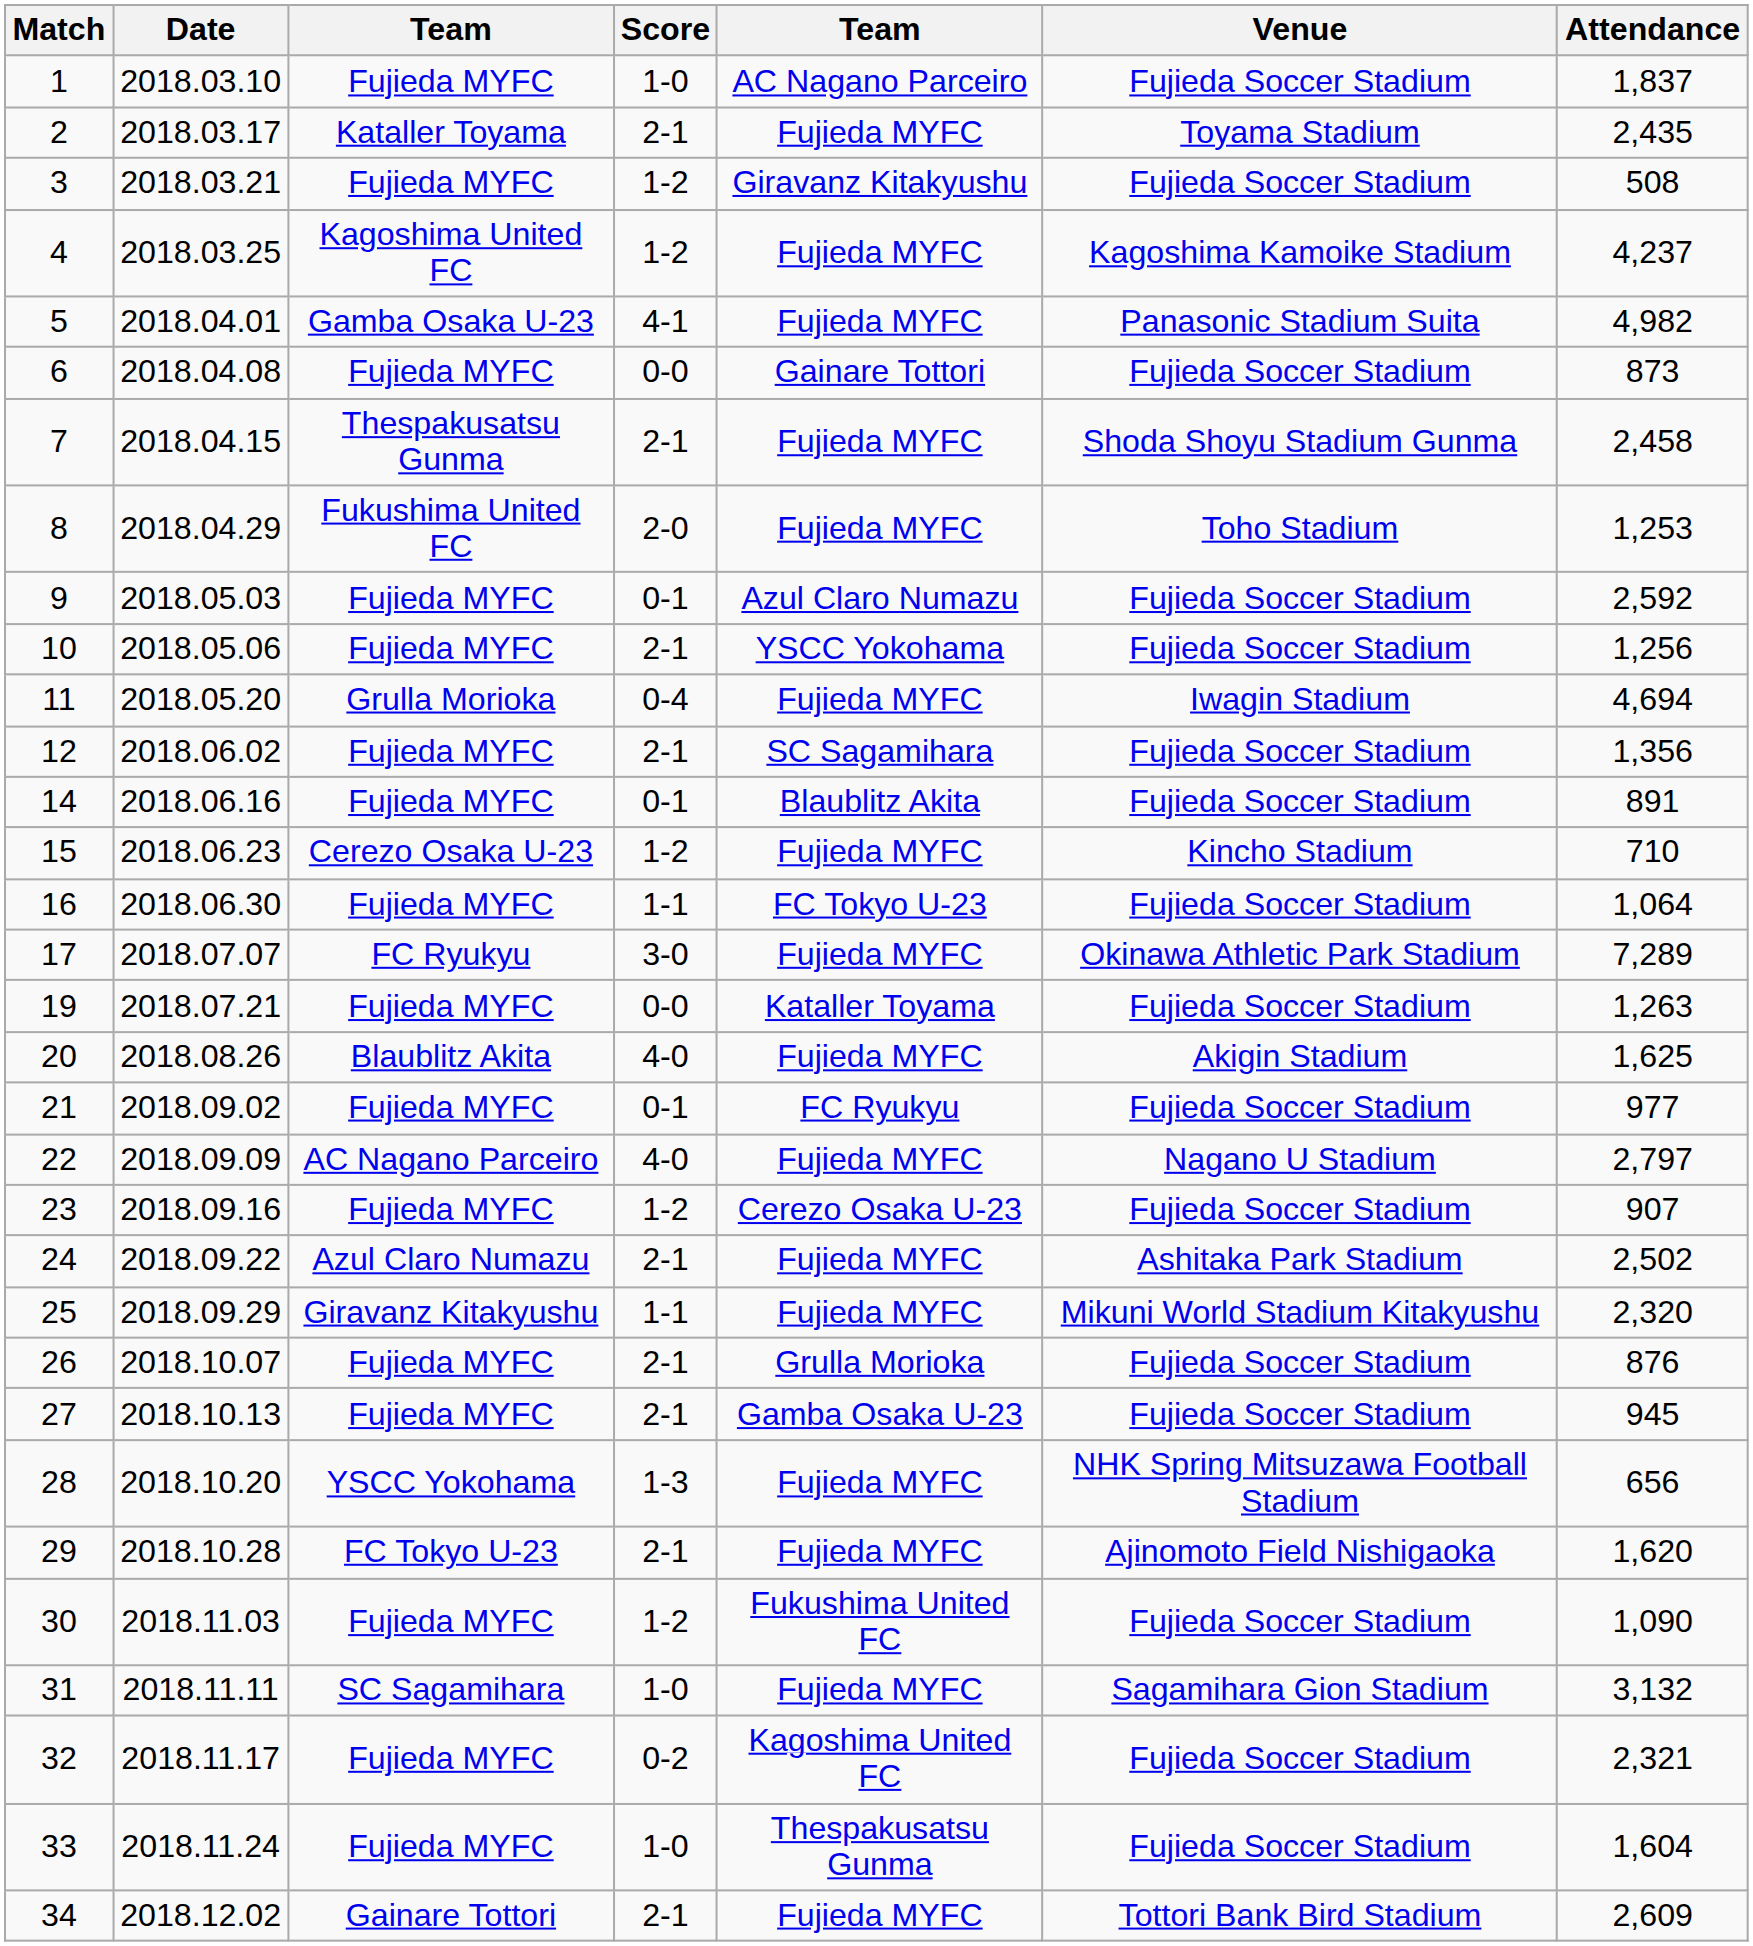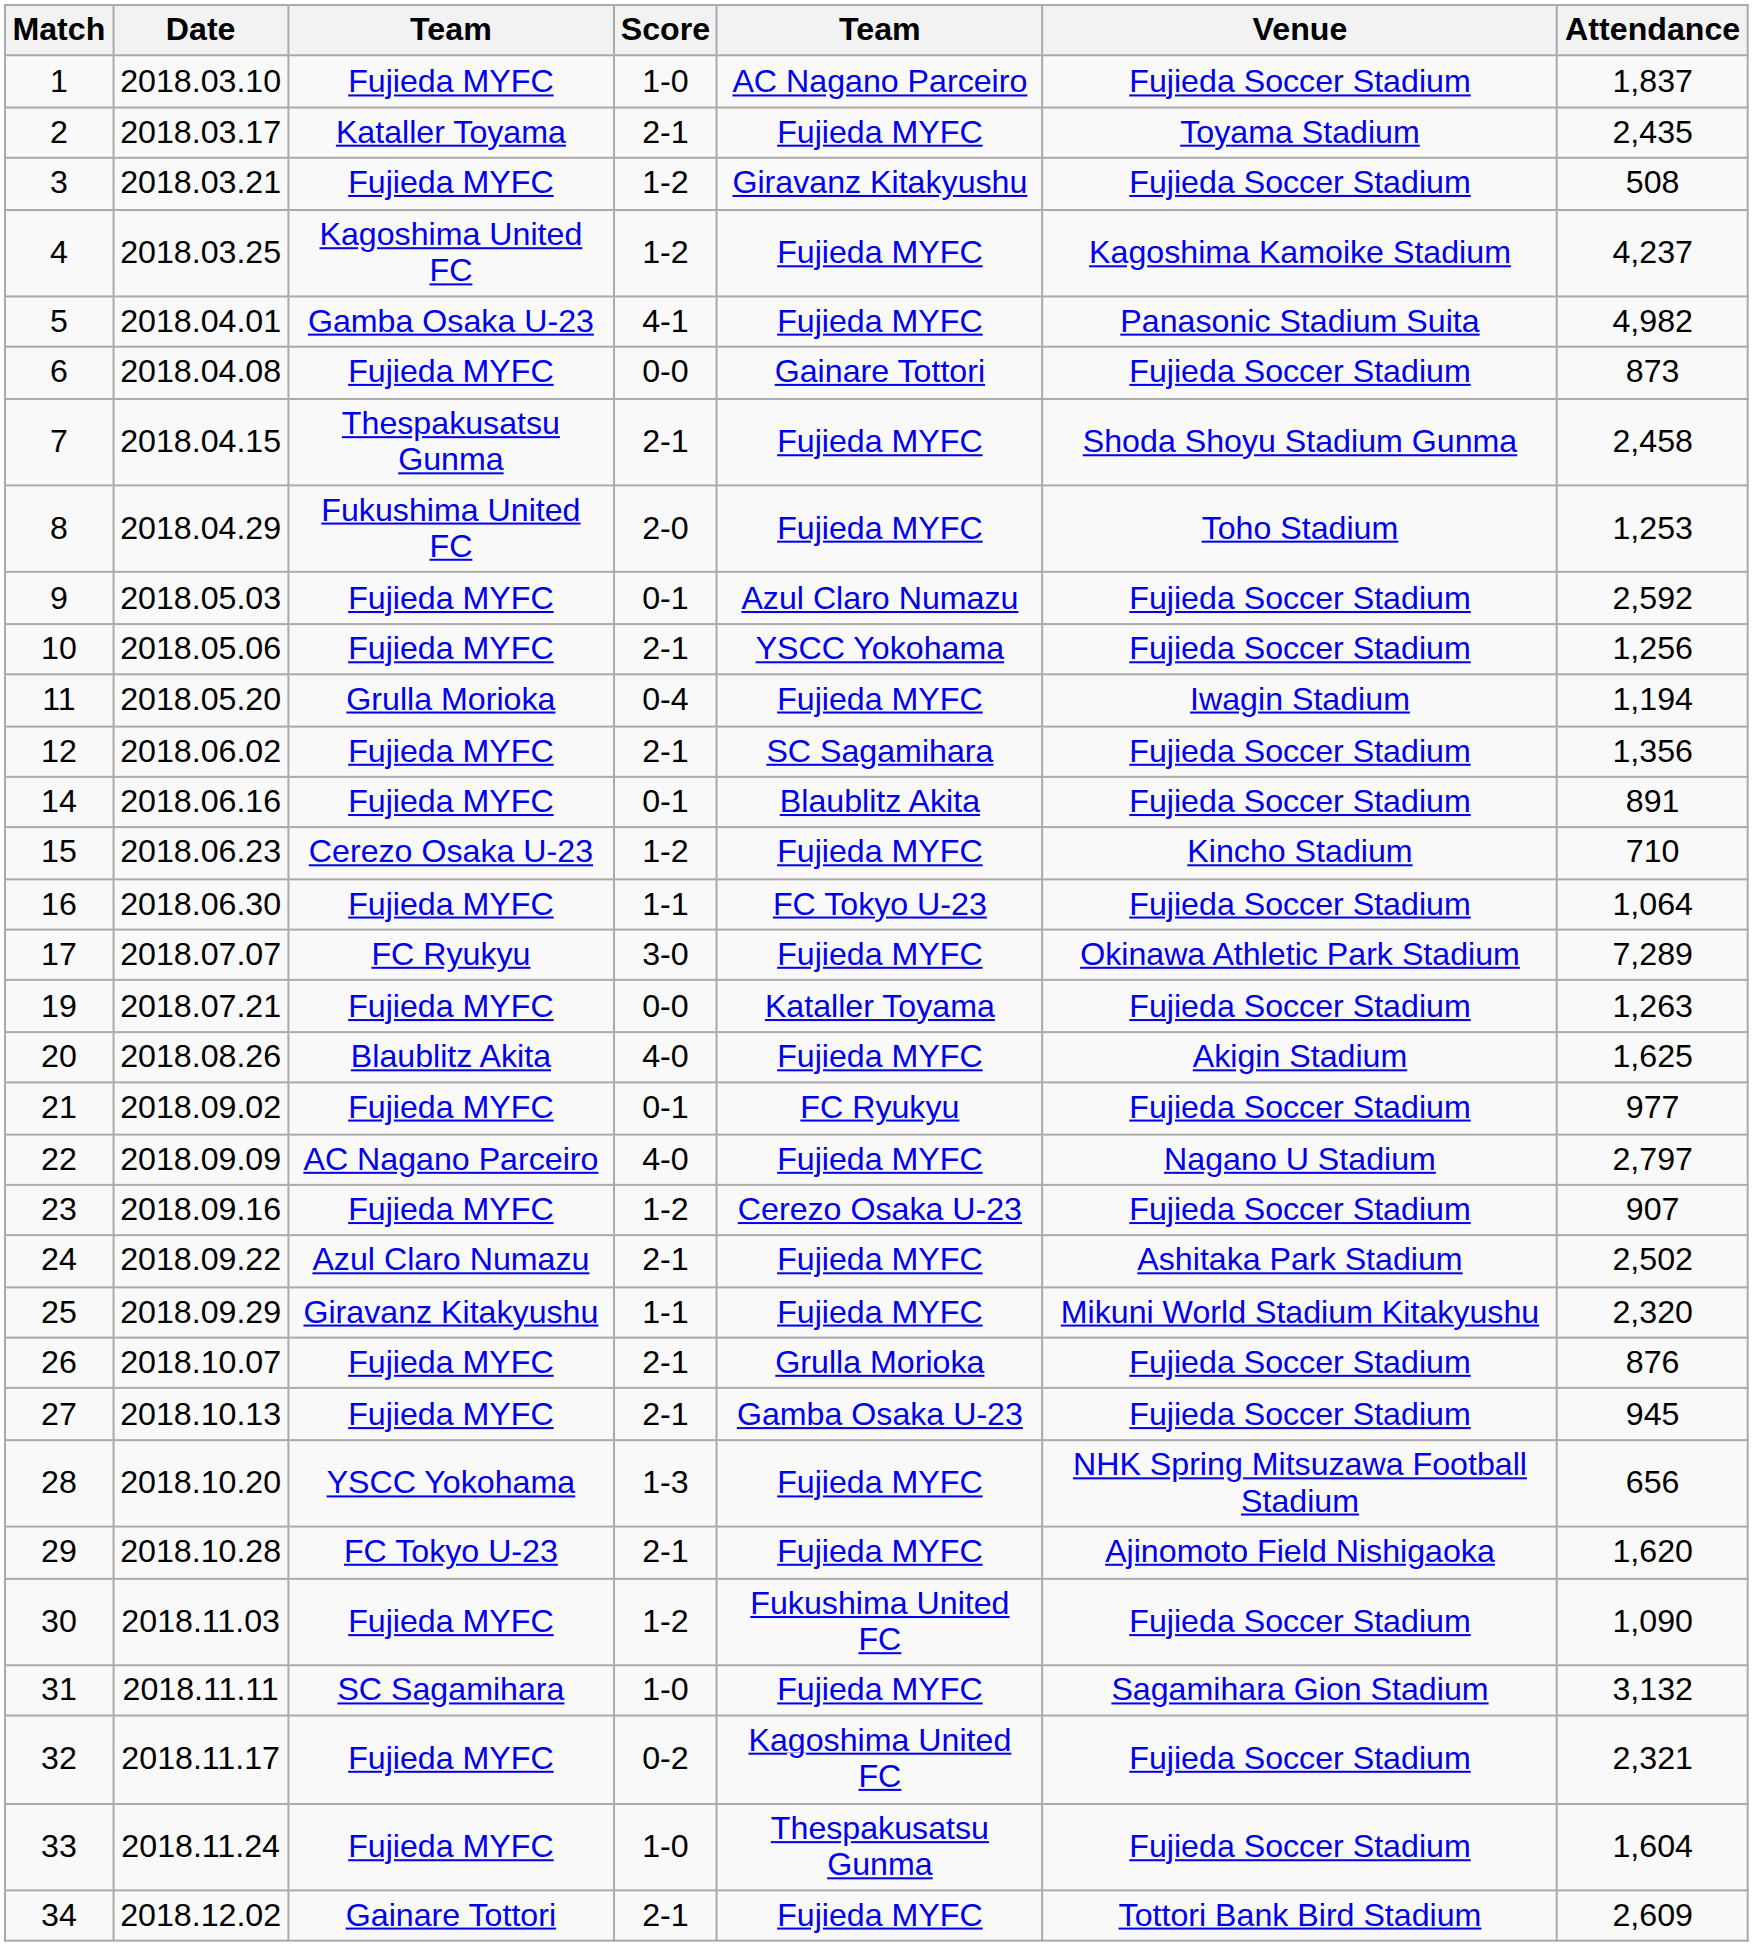(1653, 699) 4,694 -> (1653, 699) 1,194
